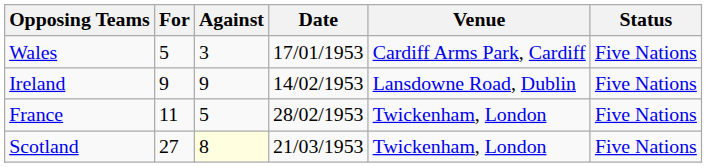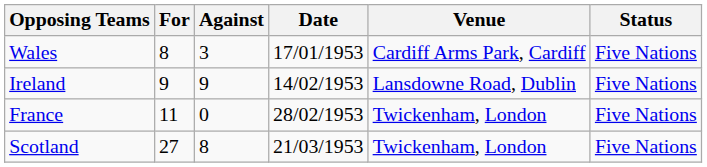(164, 51) 5 -> (164, 51) 8
(204, 114) 5 -> (204, 114) 0
(204, 146) lightyellow background -> (204, 146) no background
